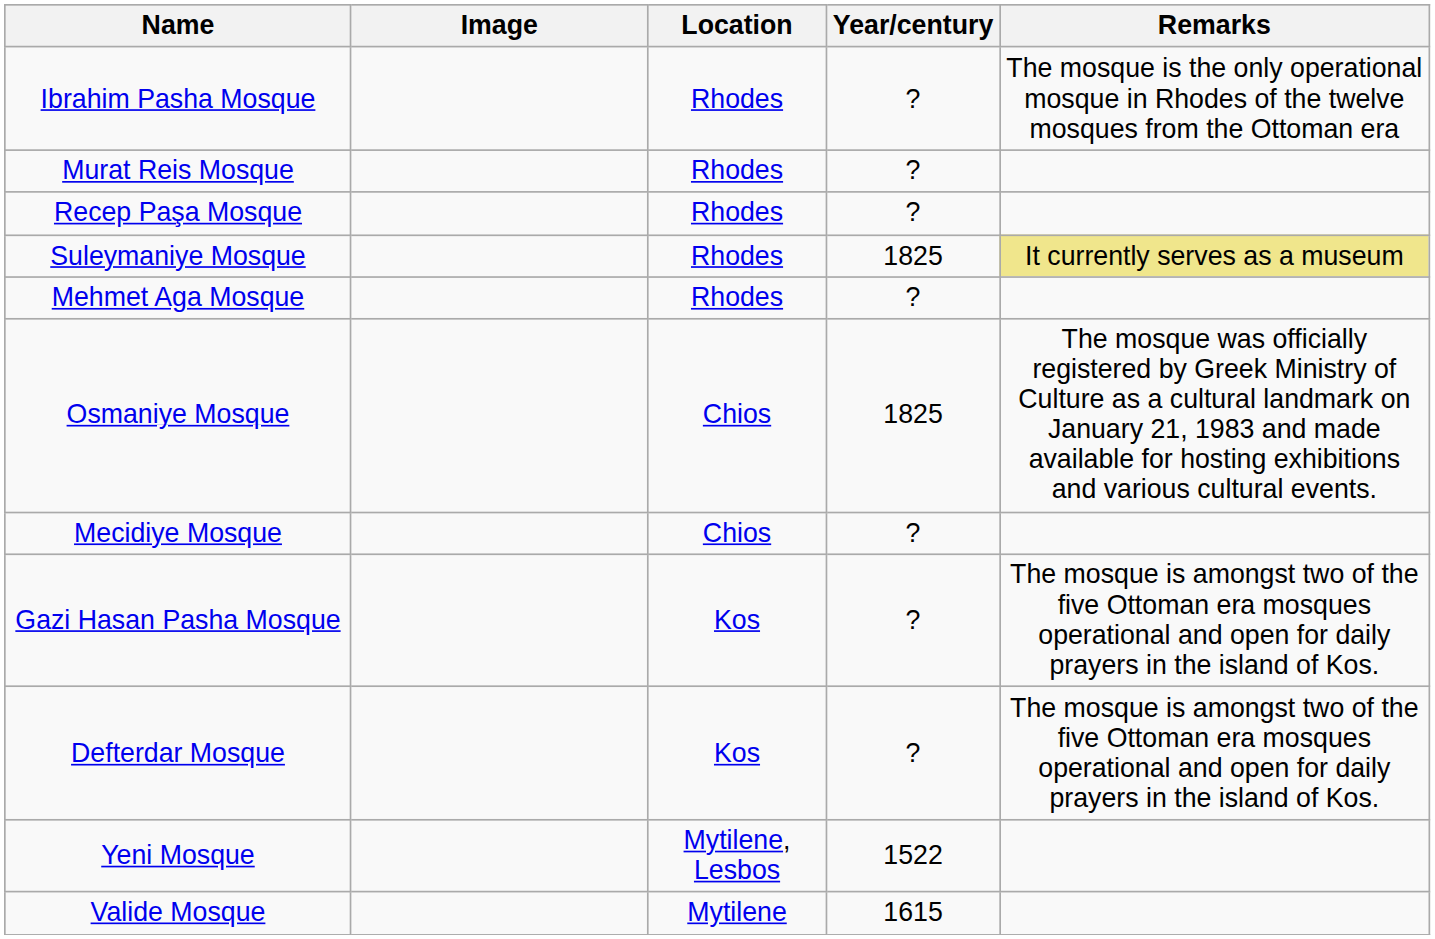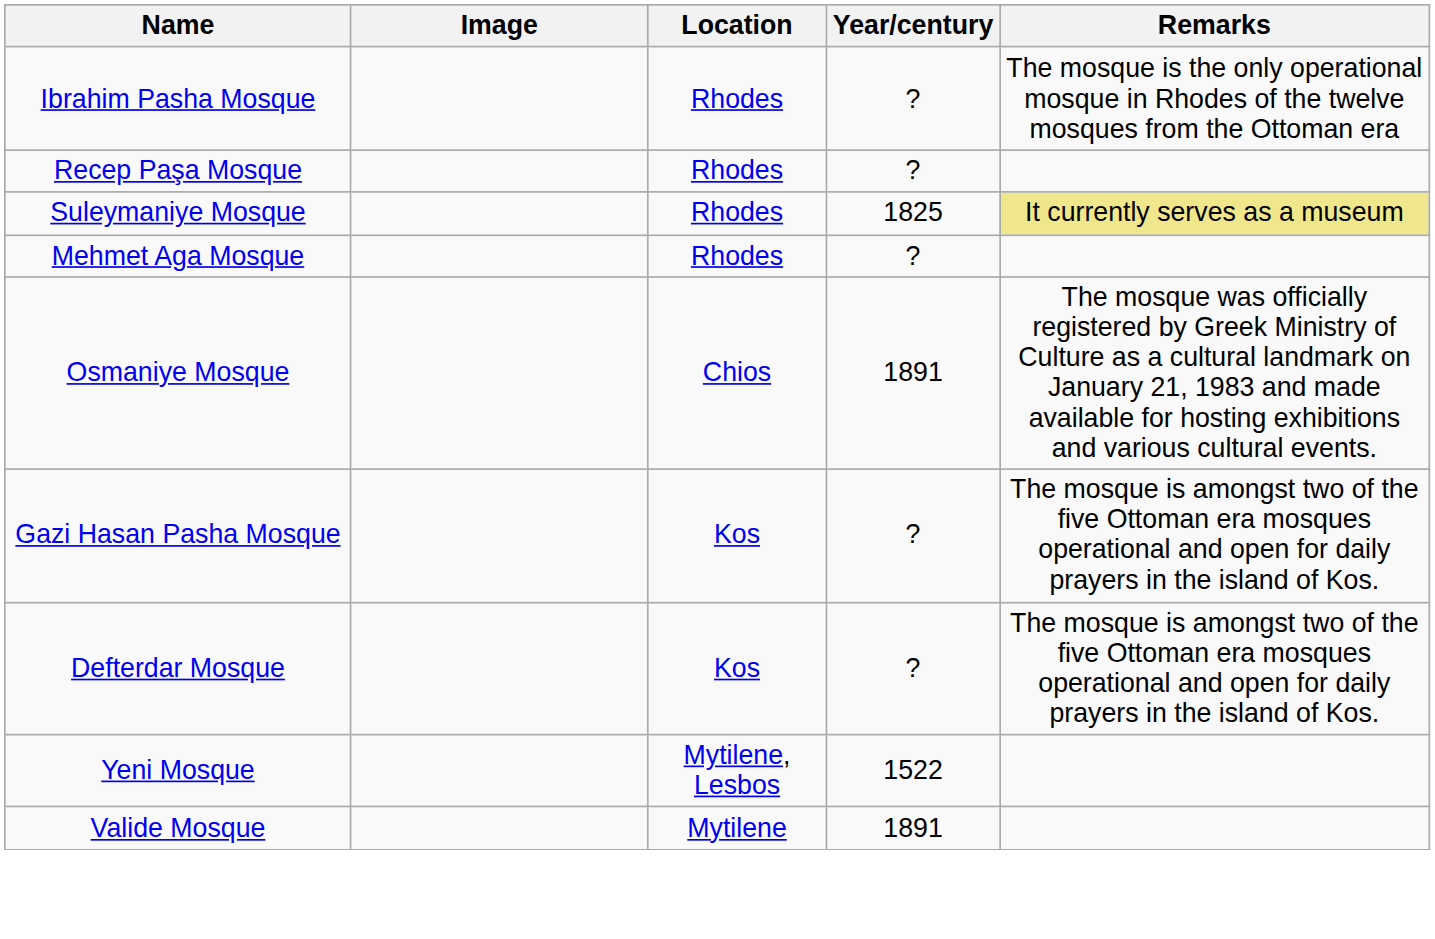- row: (178, 170)
(913, 415) 1825 -> (913, 372) 1891
- row: (178, 532)
(913, 912) 1615 -> (913, 827) 1891
